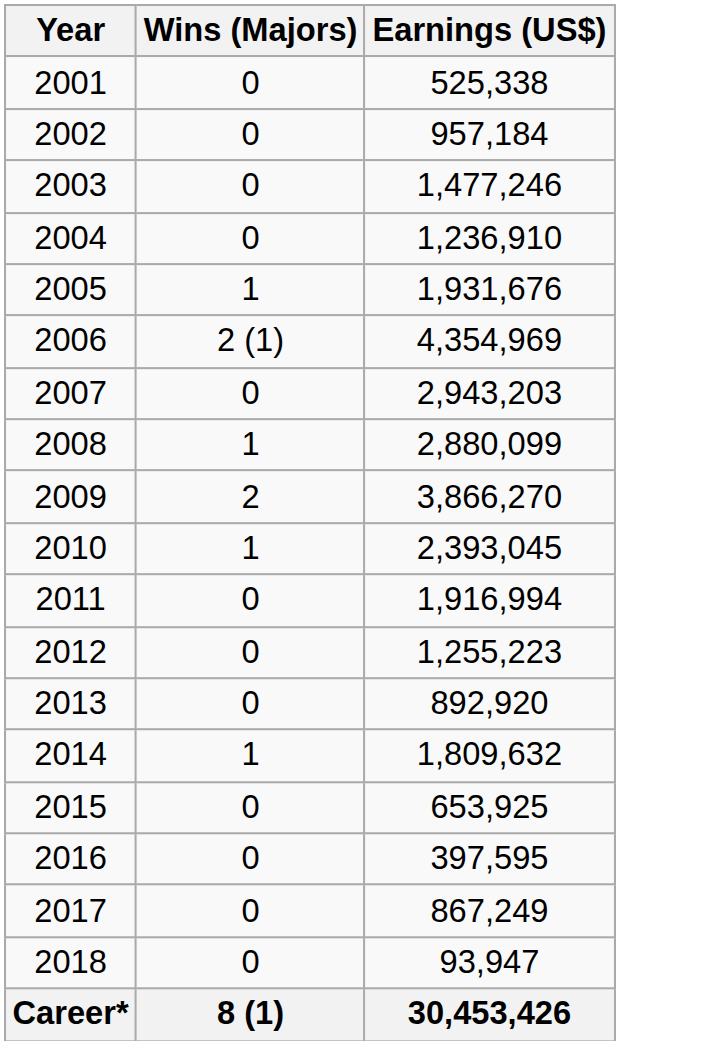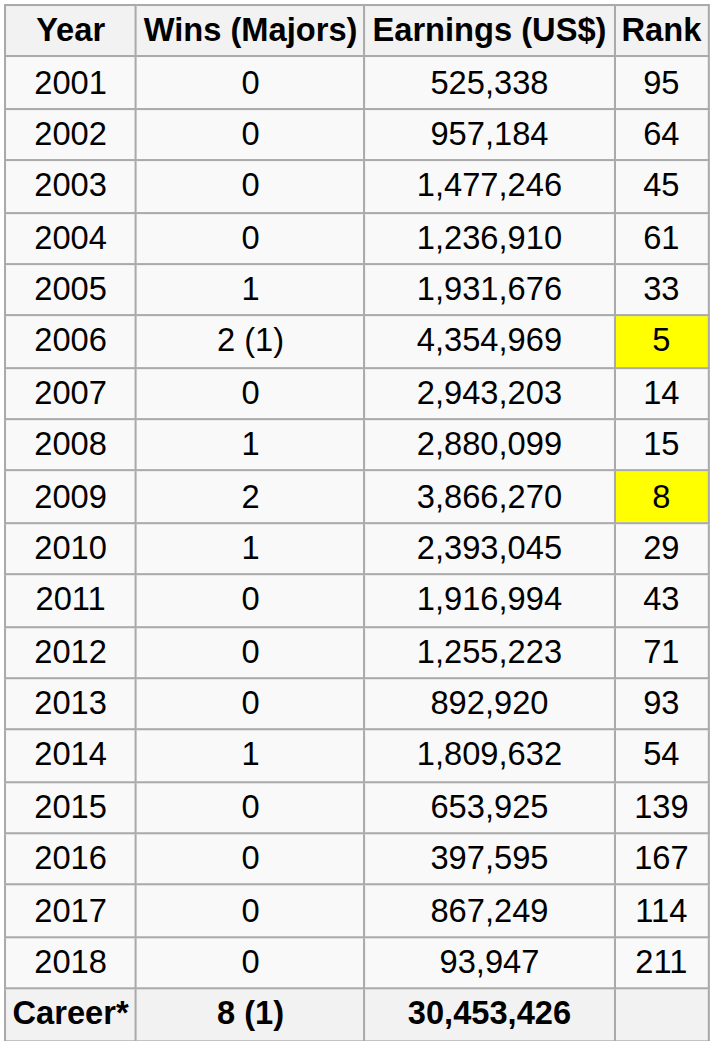+ column: (661, 30)
